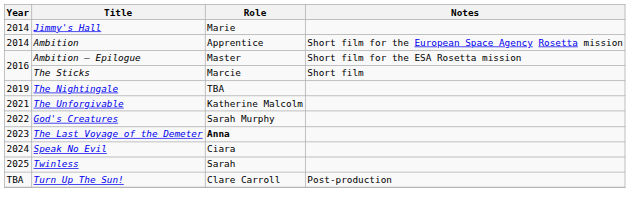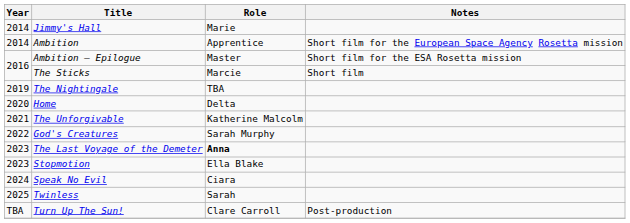+ row: (45, 104)
+ row: (62, 165)
